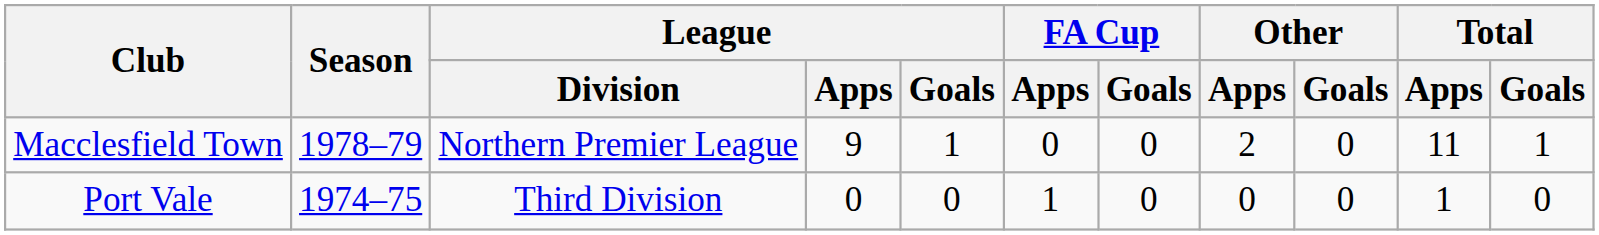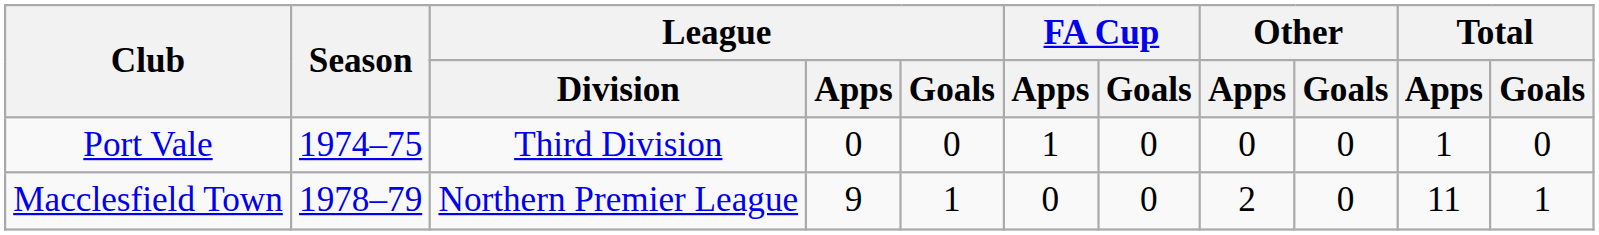rows swapped: (148, 199) <-> (148, 144)
